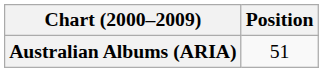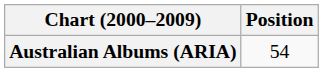(280, 51) 51 -> (280, 51) 54
